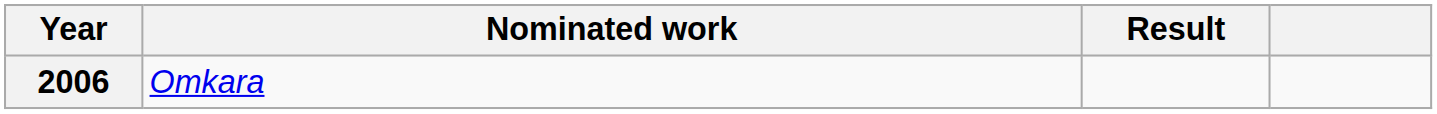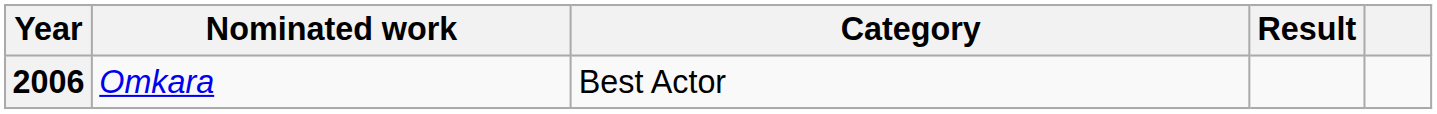+ column: (911, 30)
